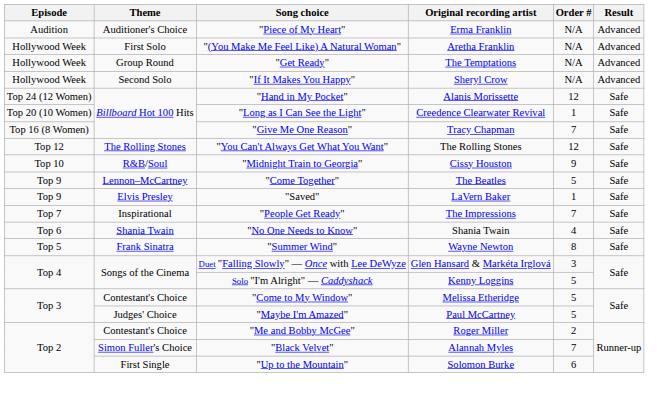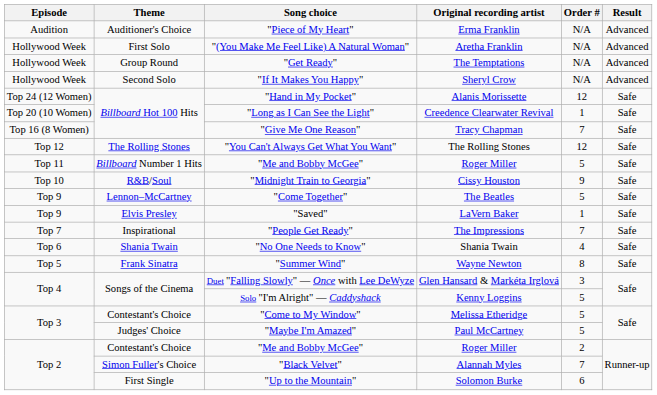+ row: (149, 163)
